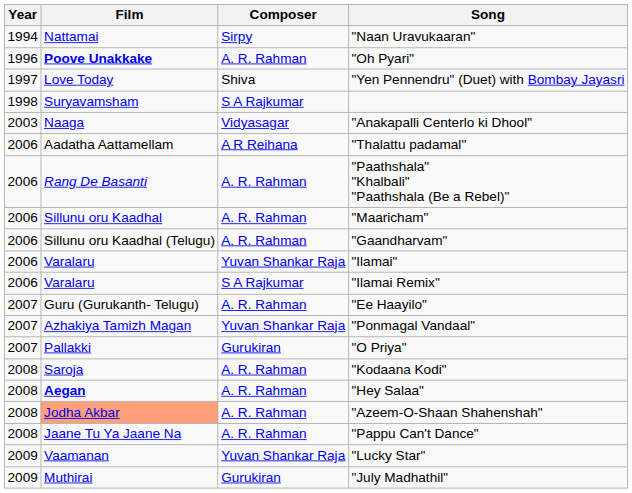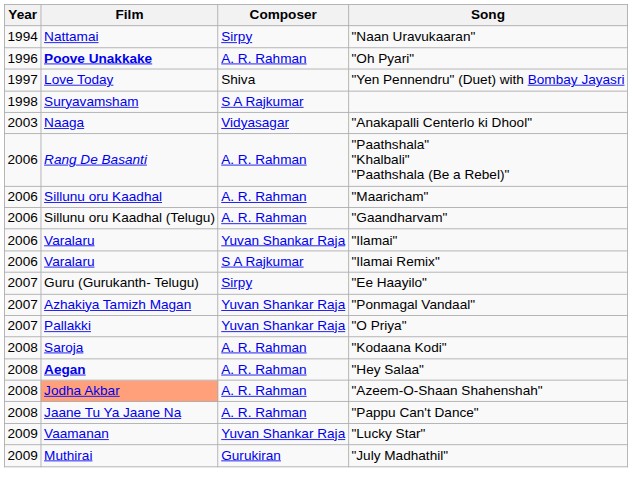- row: (409, 144)
(264, 304) A. R. Rahman -> (237, 283) Sirpy
(251, 347) Gurukiran -> (283, 326) Yuvan Shankar Raja
